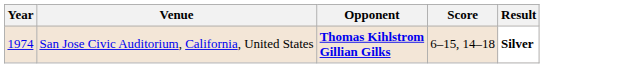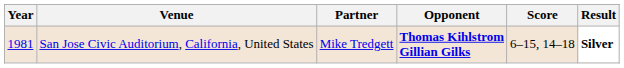+ column: (357, 15)
(20, 44) 1974 -> (20, 44) 1981
